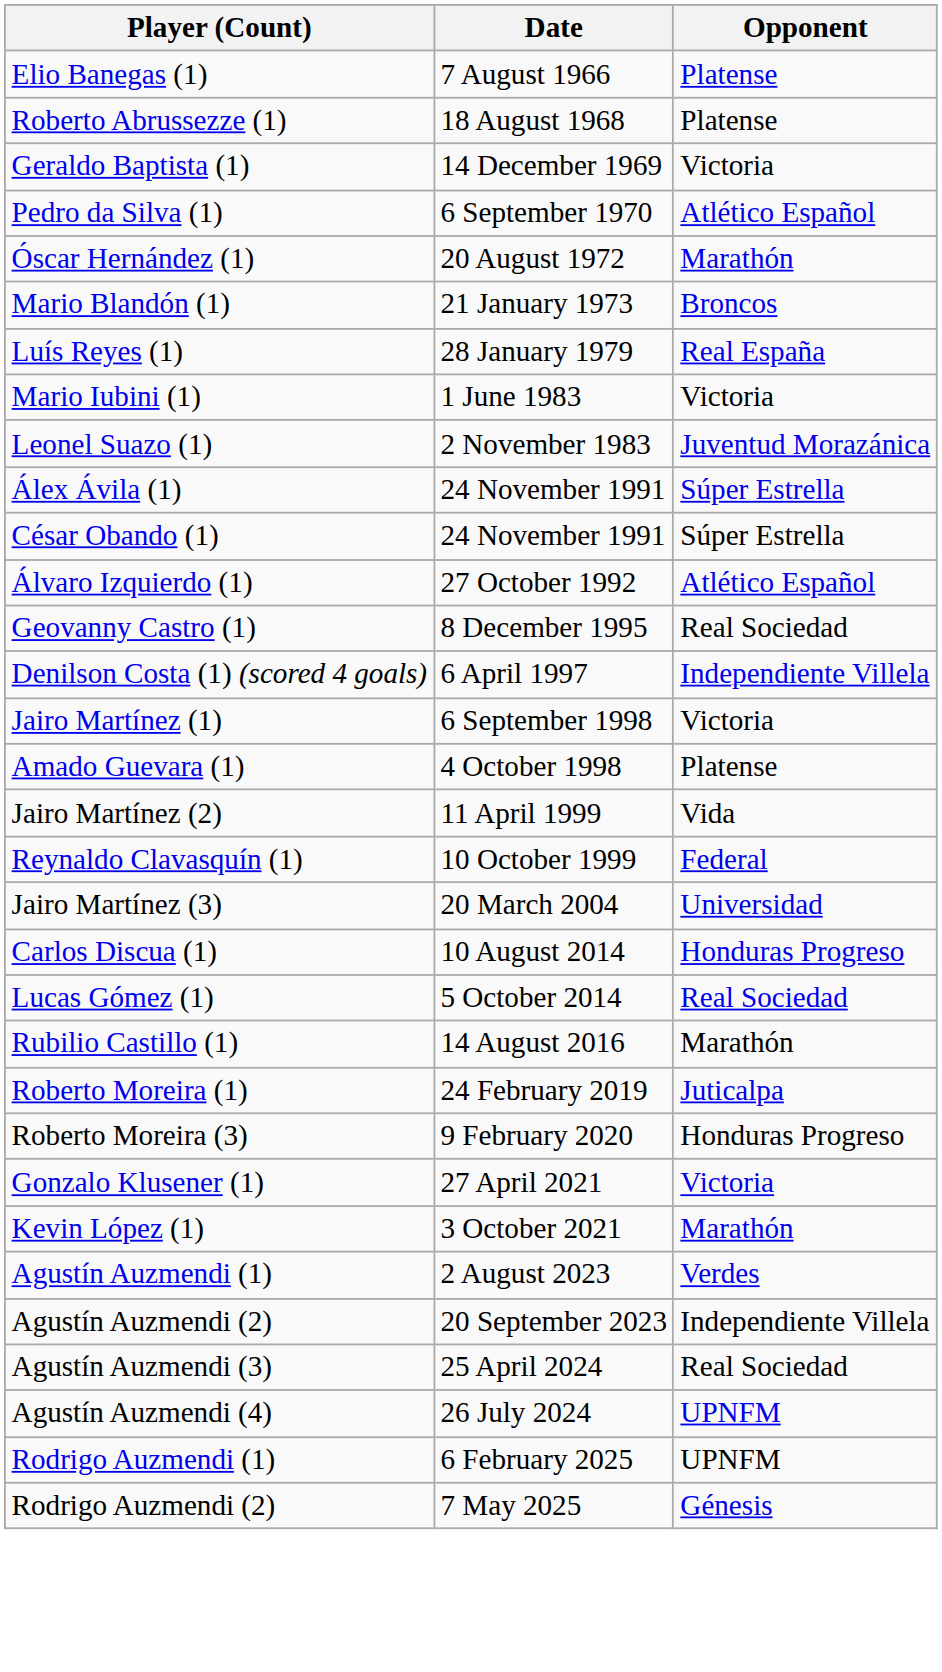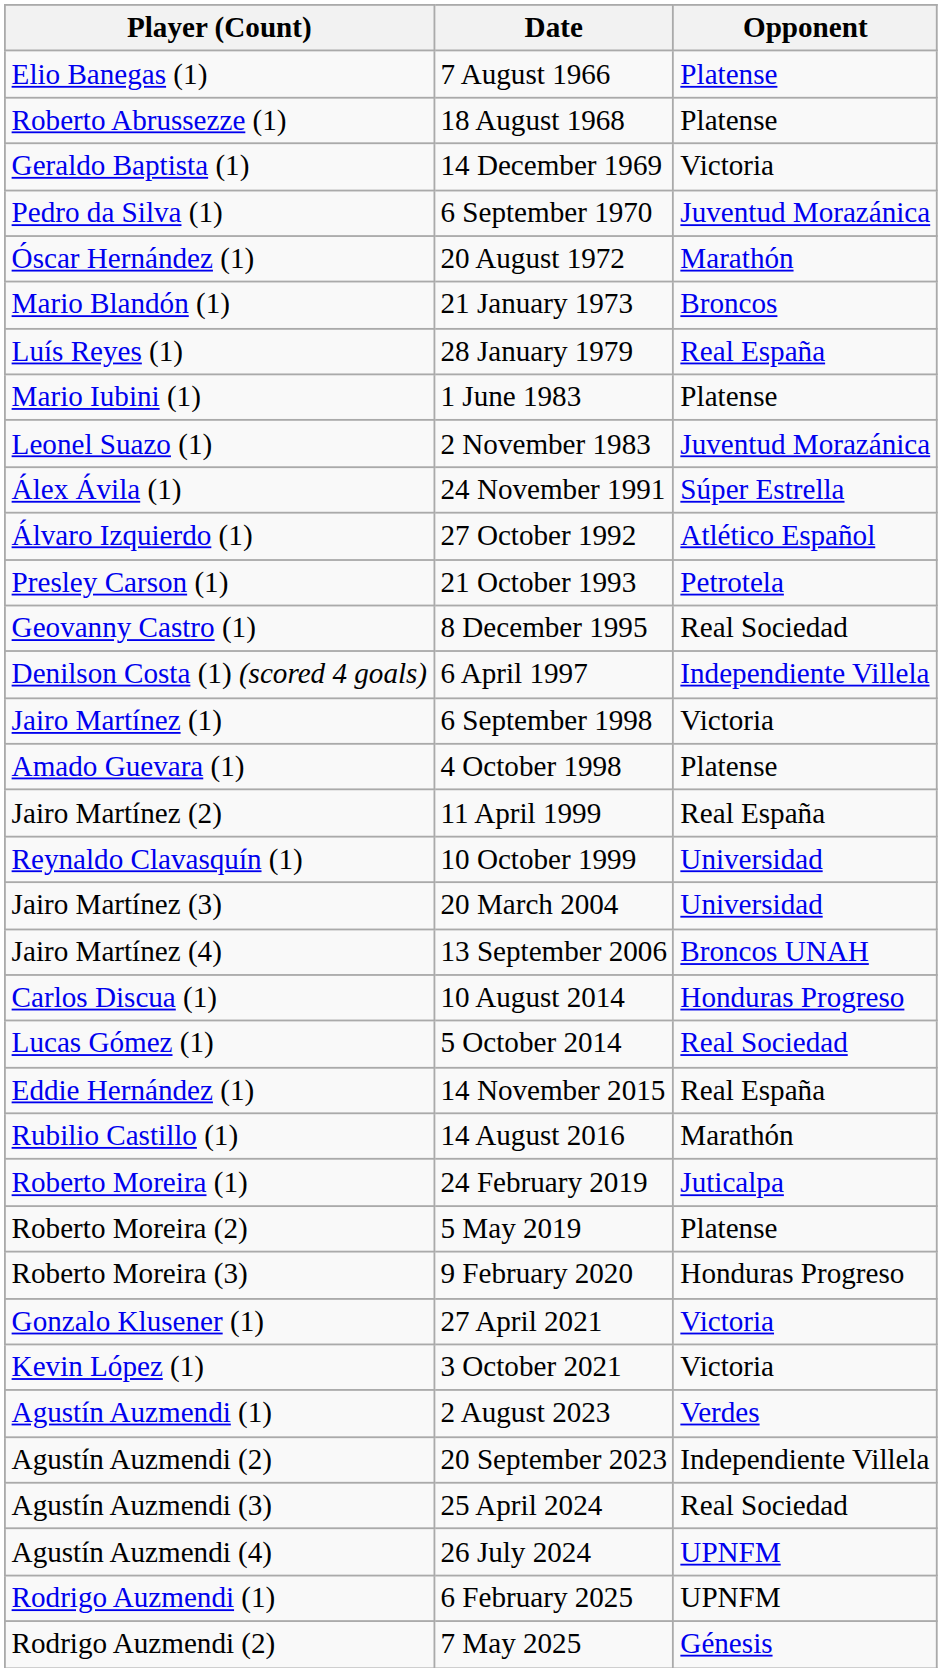(778, 212) Atlético Español -> (805, 212) Juventud Morazánica
(727, 397) Victoria -> (729, 397) Platense
- row: (115, 535)
+ row: (120, 581)
(708, 812) Vida -> (753, 812) Real España
(724, 858) Federal -> (752, 858) Universidad
+ row: (117, 951)
+ row: (133, 1089)
+ row: (130, 1228)
(737, 1228) Marathón -> (727, 1366) Victoria
